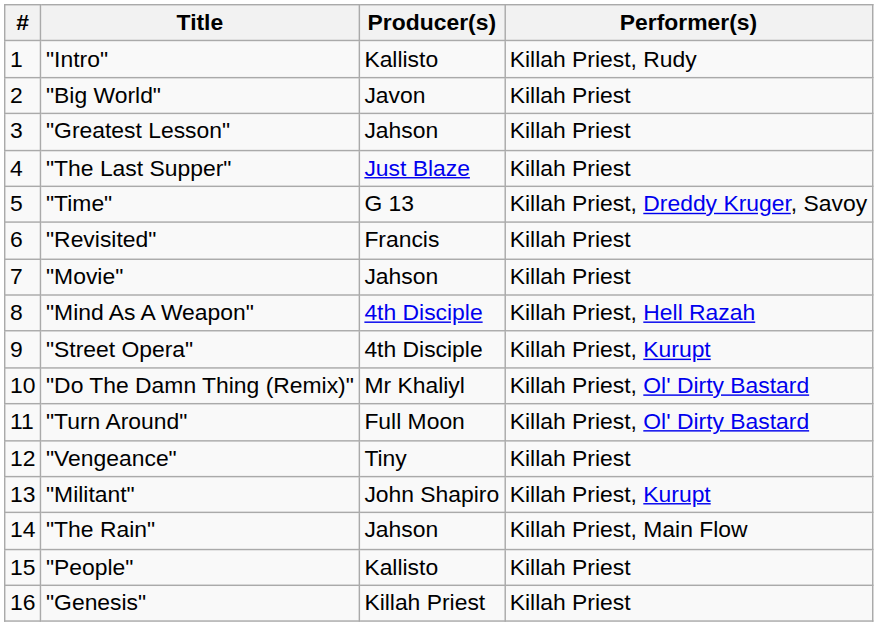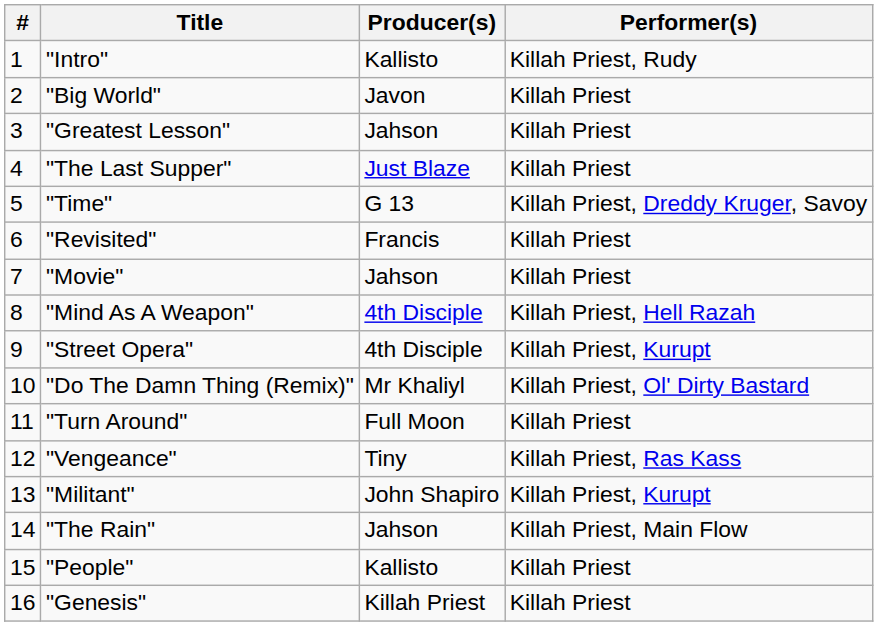(659, 421) Killah Priest, Ol' Dirty Bastard -> (570, 421) Killah Priest
(570, 458) Killah Priest -> (625, 458) Killah Priest, Ras Kass
